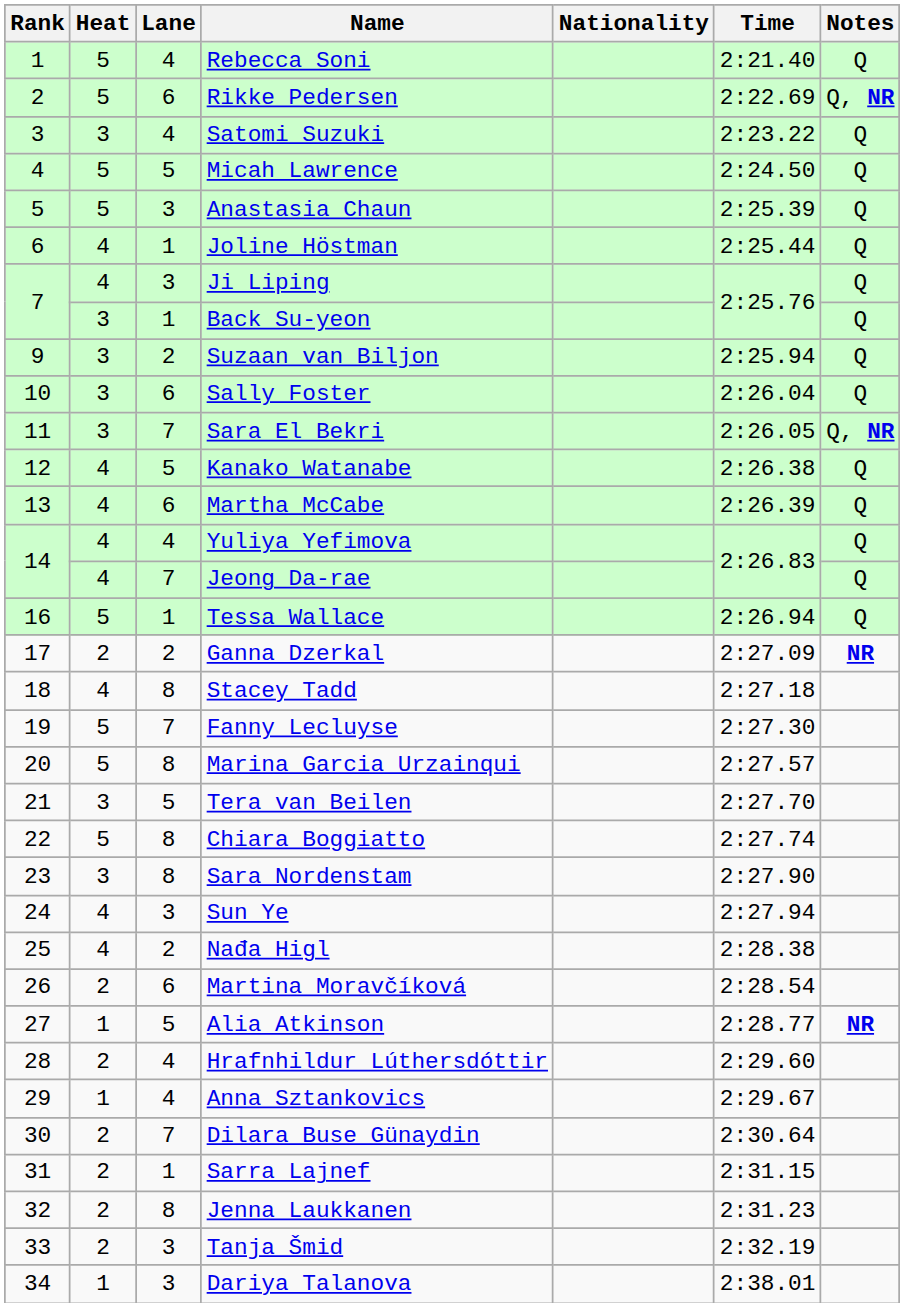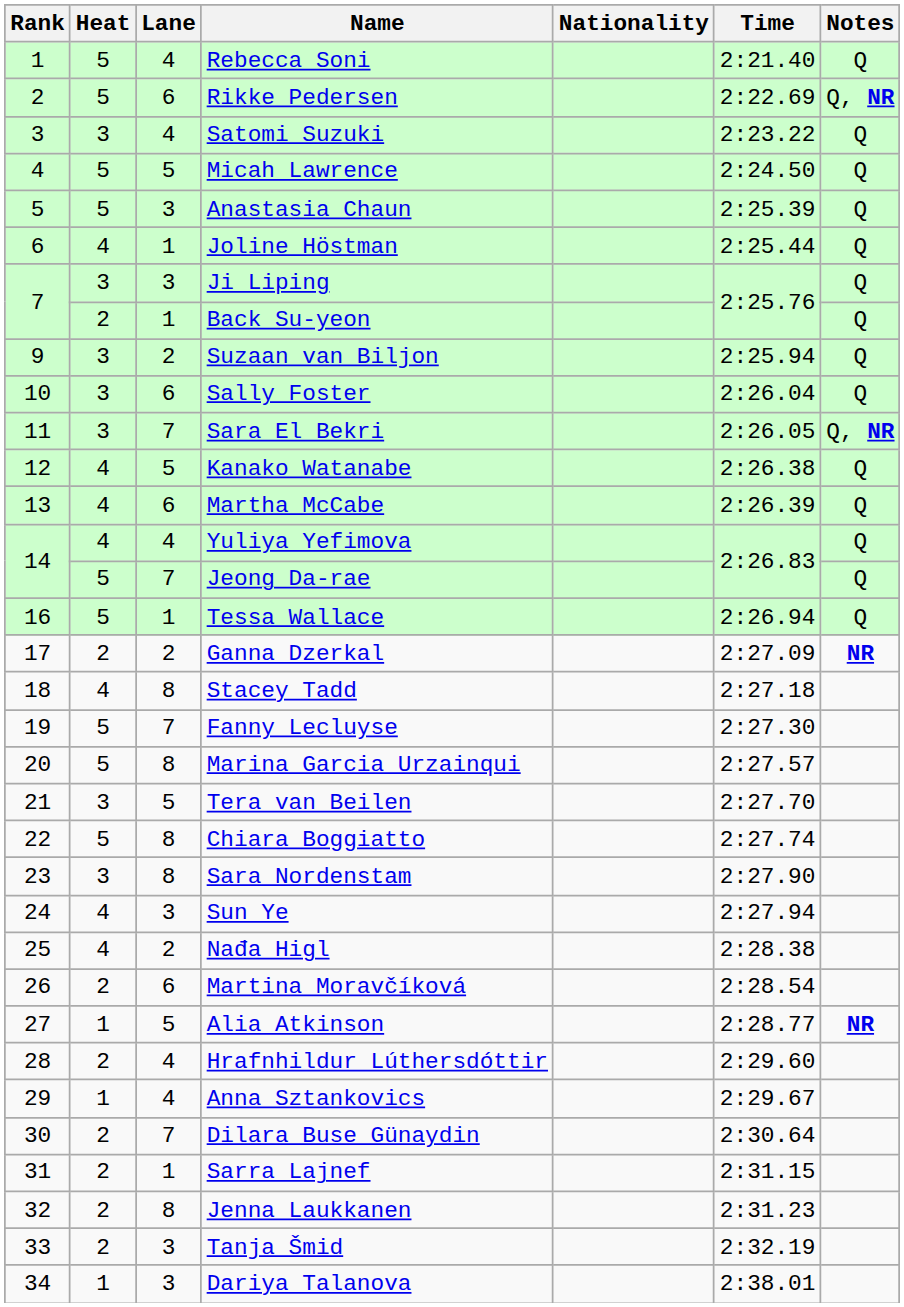(103, 283) 4 -> (103, 283) 3
(103, 320) 3 -> (103, 320) 2
(103, 580) 4 -> (103, 580) 5
